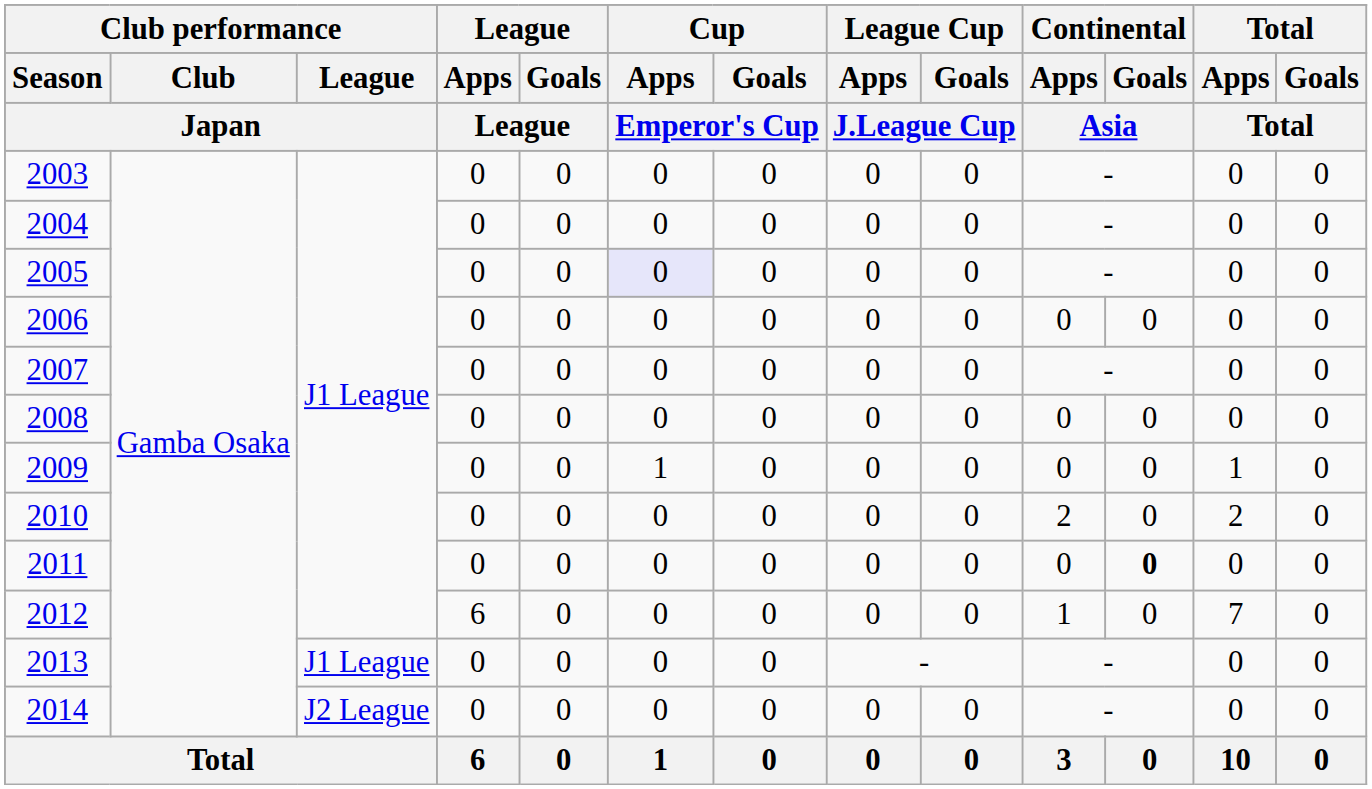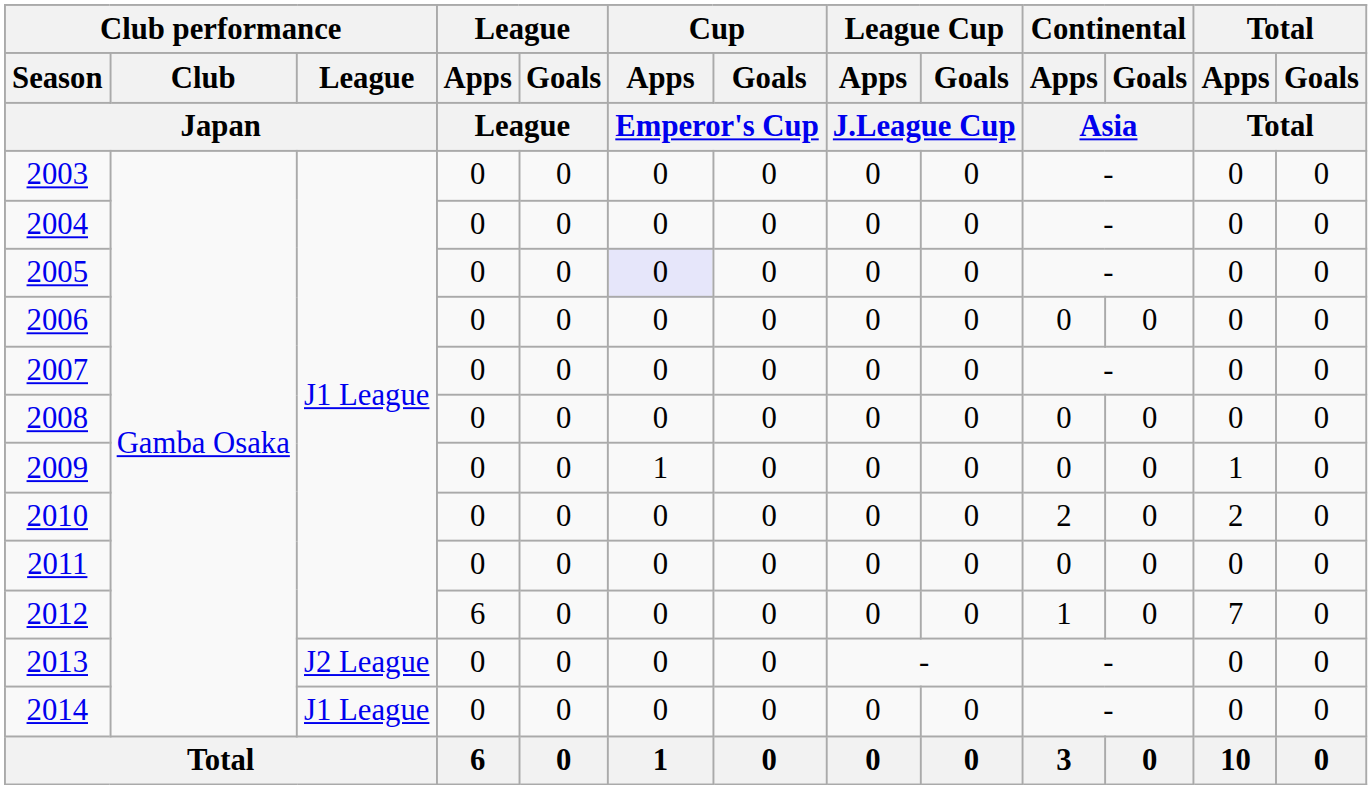(1150, 564) bold -> (1150, 564) normal
(367, 662) J1 League -> (367, 662) J2 League
(367, 710) J2 League -> (367, 710) J1 League
